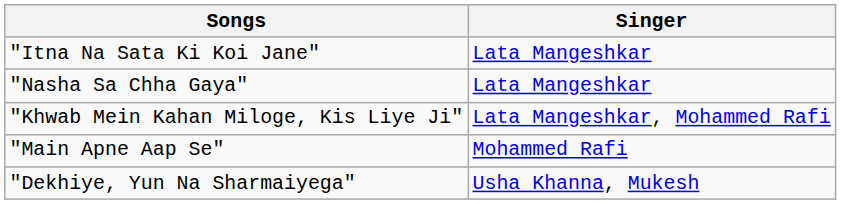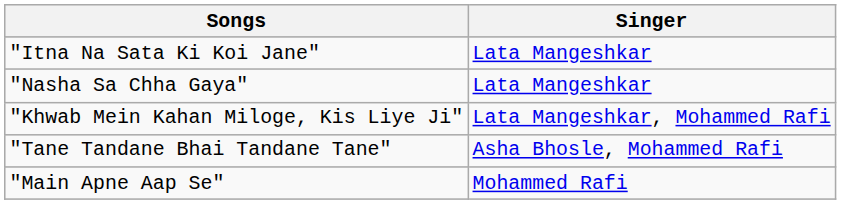+ row: (200, 151)
- row: (183, 183)
